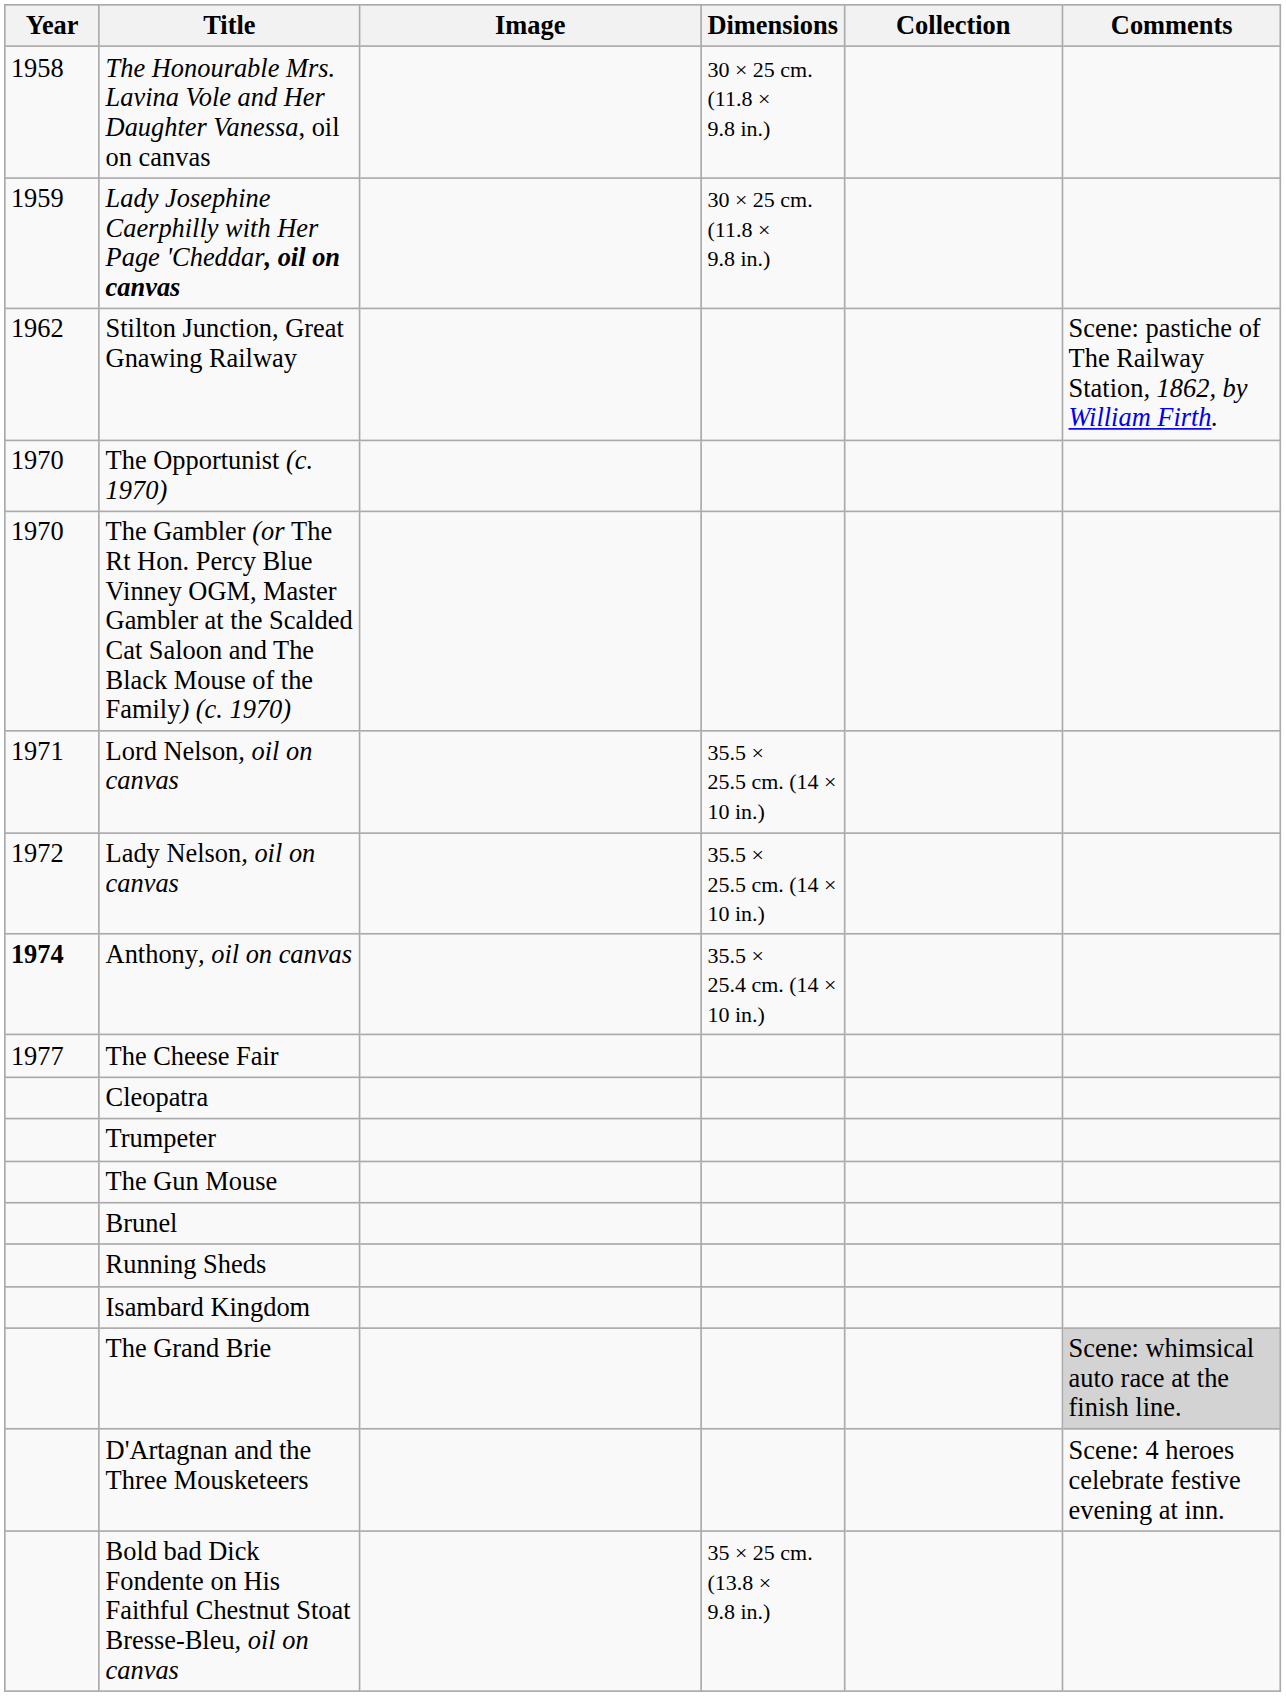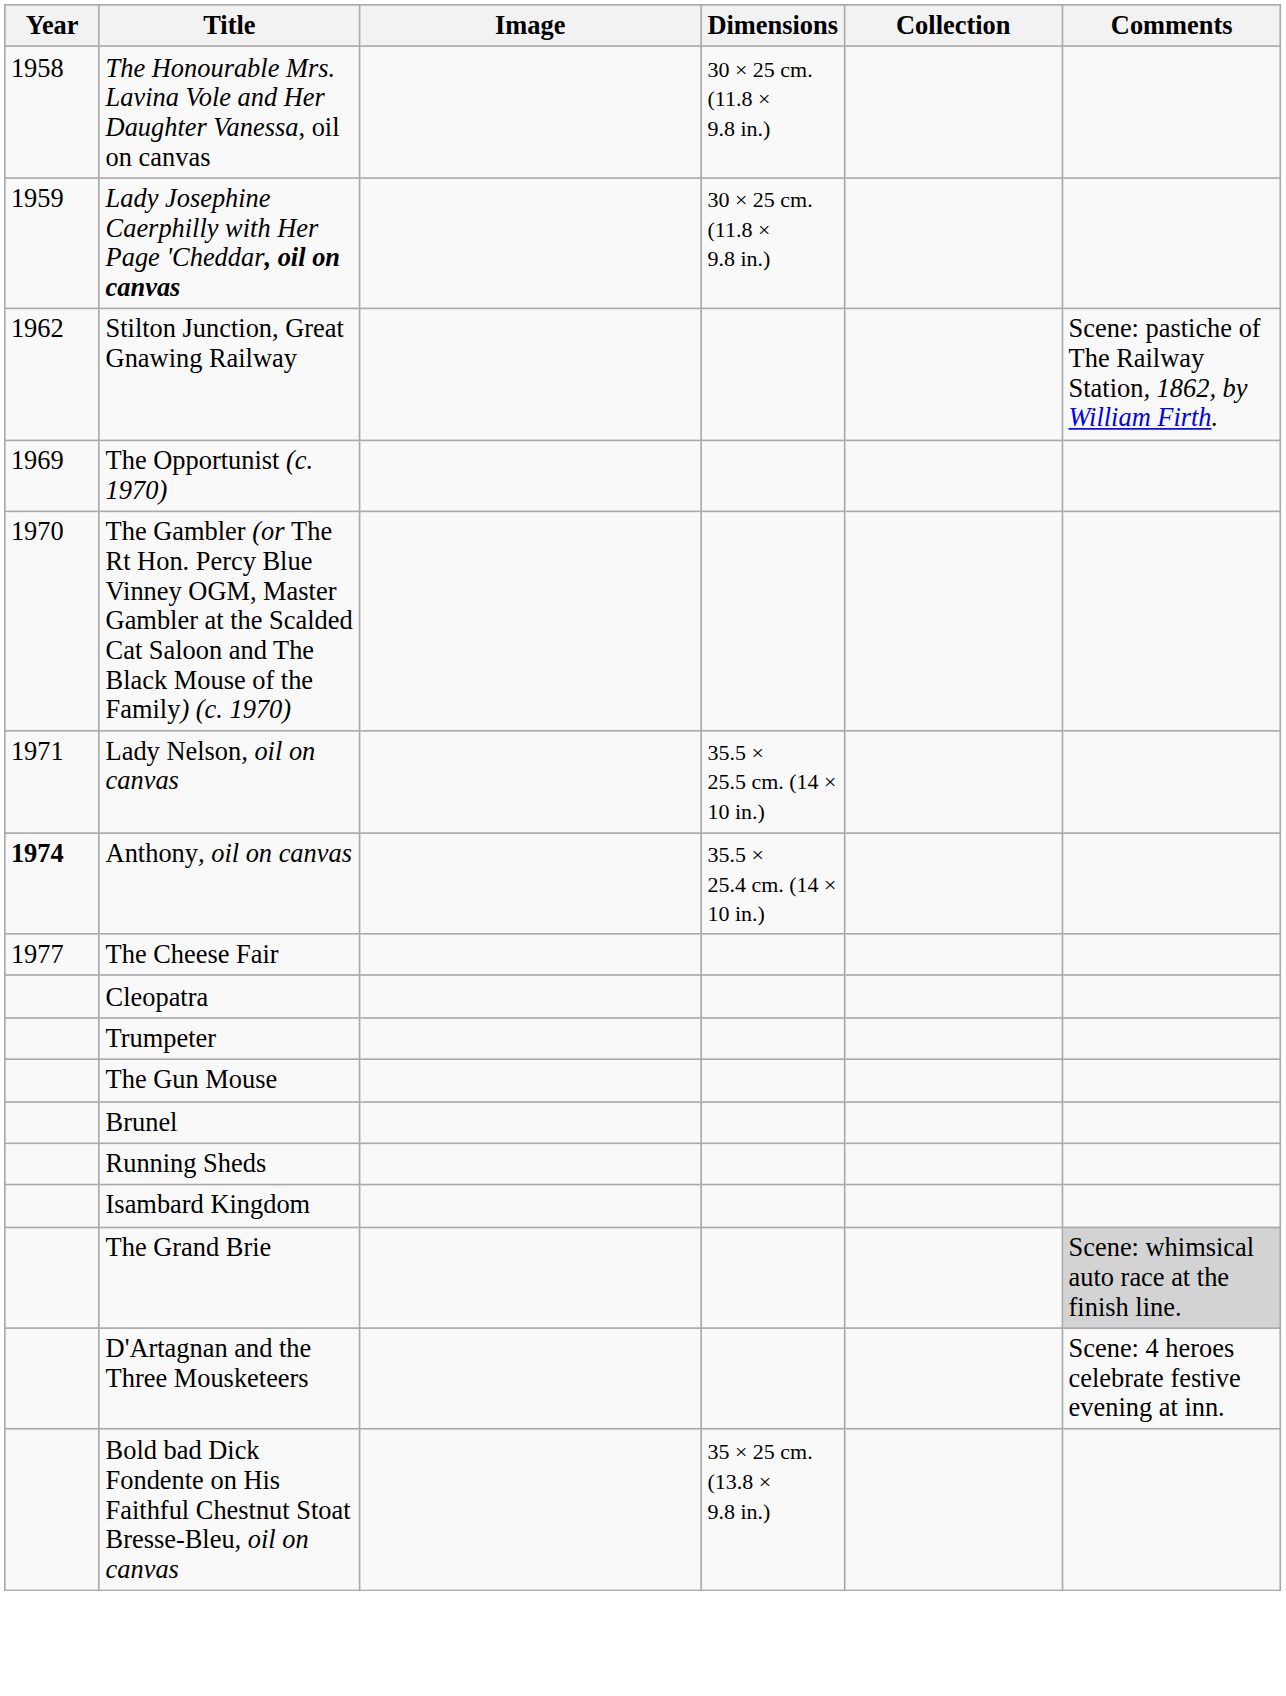(37, 460) 1970 -> (37, 460) 1969
- row: (209, 766)
(37, 853) 1972 -> (37, 751) 1971
